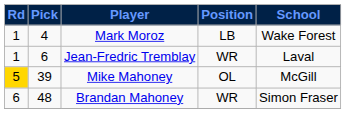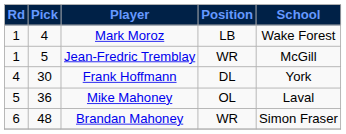(44, 56) 6 -> (44, 56) 5
(298, 56) Laval -> (298, 56) McGill
+ row: (130, 77)
(16, 77) gold background -> (16, 98) no background
(44, 77) 39 -> (44, 98) 36
(298, 77) McGill -> (298, 98) Laval
